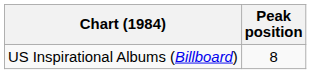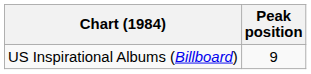(274, 56) 8 -> (274, 56) 9
